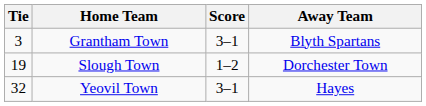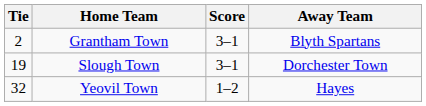(18, 40) 3 -> (18, 40) 2
(227, 64) 1–2 -> (227, 64) 3–1
(227, 88) 3–1 -> (227, 88) 1–2
